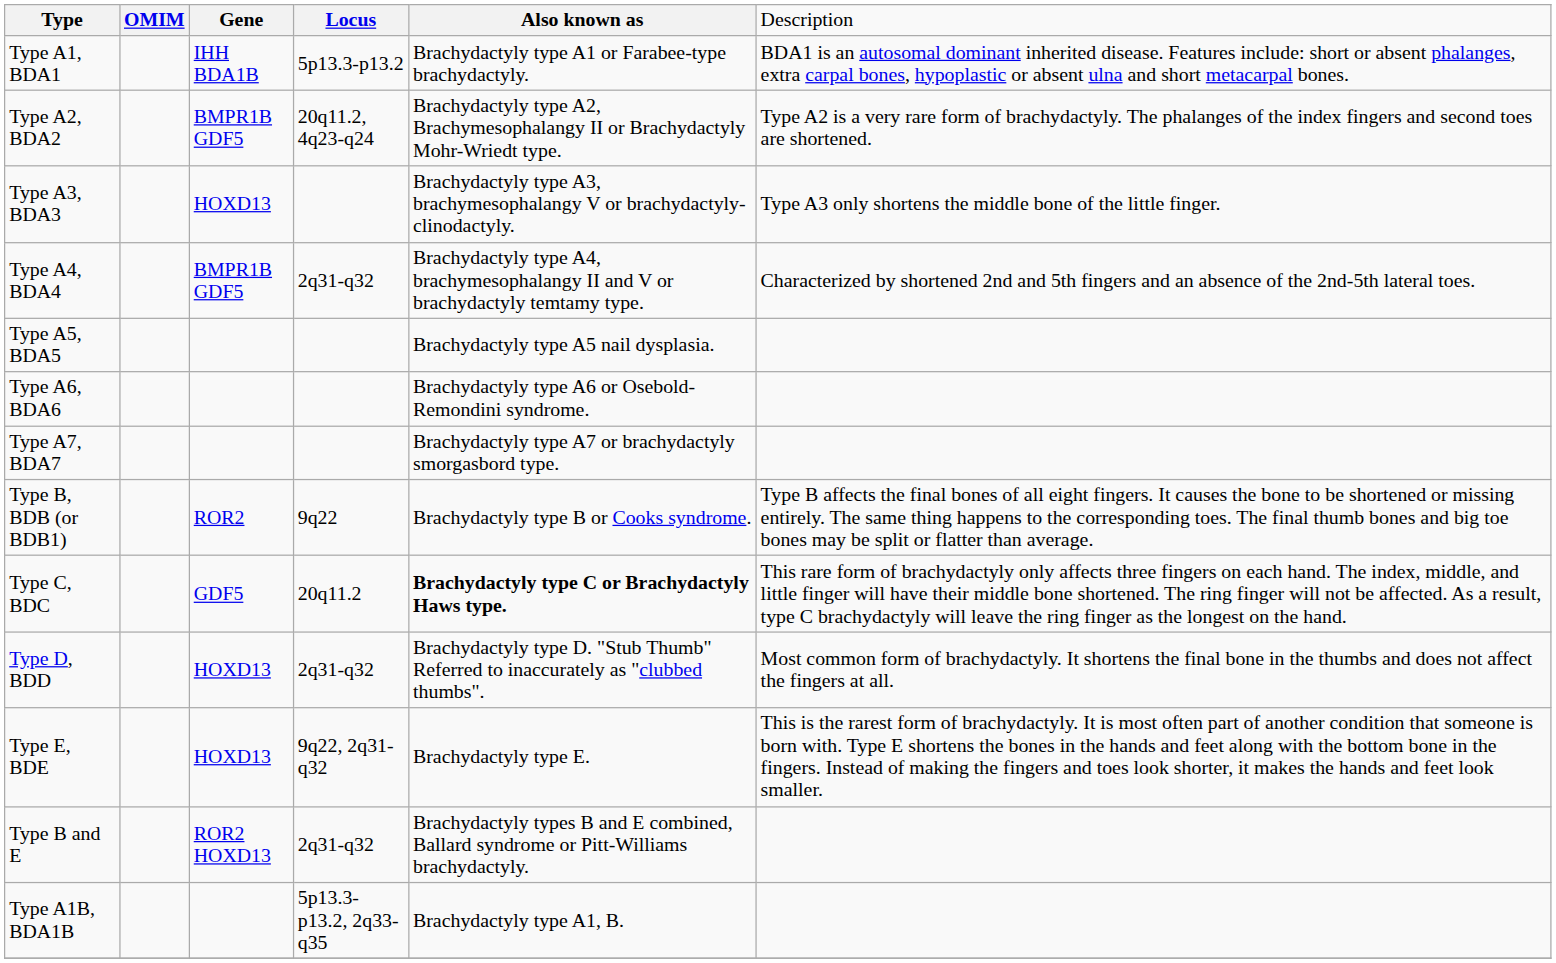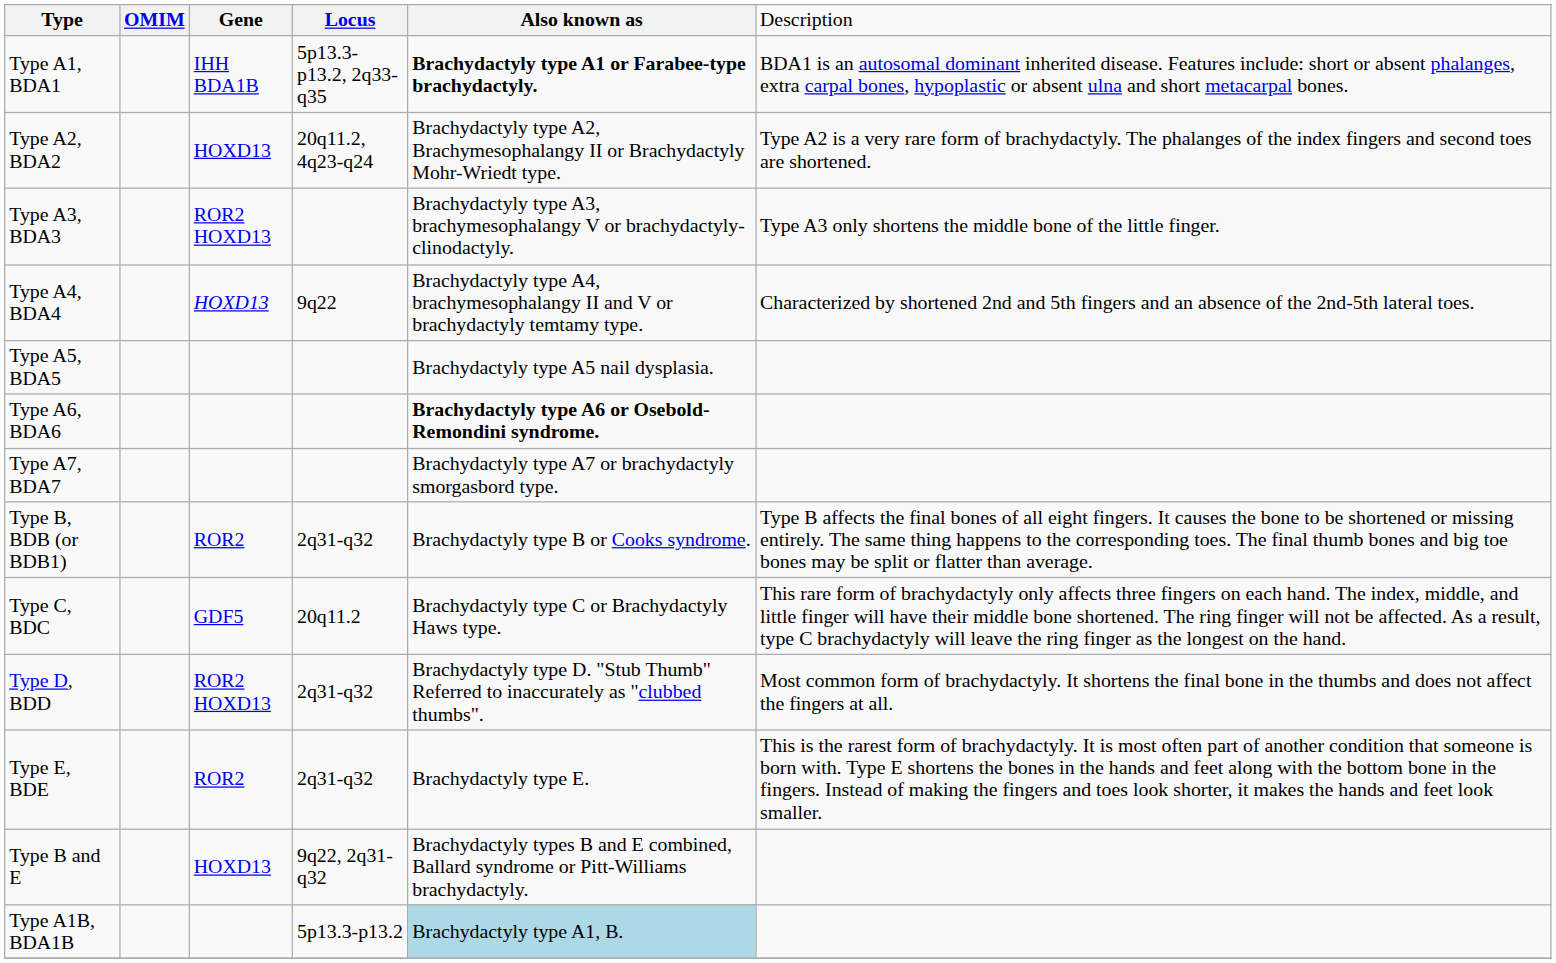(351, 62) 5p13.3-p13.2 -> (347, 74) 5p13.3-p13.2, 2q33-q35
(569, 62) normal -> (579, 74) bold
(233, 127) BMPR1B GDF5 -> (232, 150) HOXD13
(232, 203) HOXD13 -> (232, 226) ROR2 HOXD13
(233, 280) BMPR1B GDF5 -> (231, 302) HOXD13
(336, 280) 2q31-q32 -> (317, 302) 9q22
(554, 398) normal -> (561, 421) bold
(318, 517) 9q22 -> (335, 539) 2q31-q32
(581, 593) bold -> (570, 615) normal
(232, 669) HOXD13 -> (232, 692) ROR2 HOXD13
(232, 756) HOXD13 -> (219, 779) ROR2
(346, 756) 9q22, 2q31-q32 -> (335, 779) 2q31-q32
(232, 844) ROR2 HOXD13 -> (232, 866) HOXD13
(336, 844) 2q31-q32 -> (345, 866) 9q22, 2q31-q32
(348, 920) 5p13.3-p13.2, 2q33-q35 -> (350, 931) 5p13.3-p13.2
(519, 920) no background -> (518, 931) lightblue background
